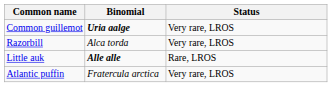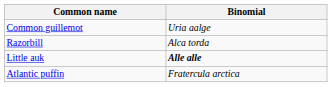- column: (246, 12)
(109, 27) bold -> (189, 27) normal
